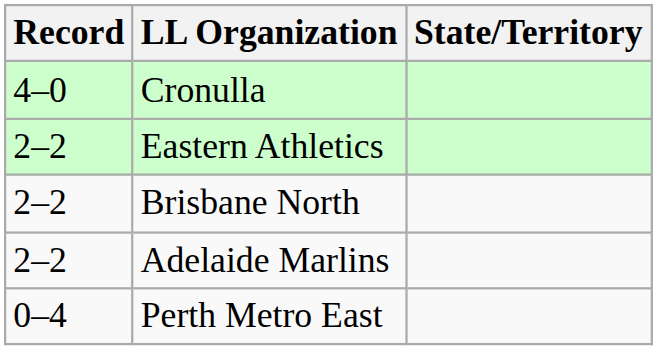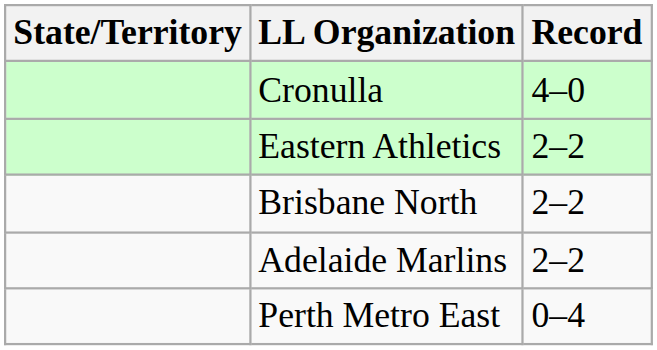columns swapped: (528, 32) <-> (69, 32)
